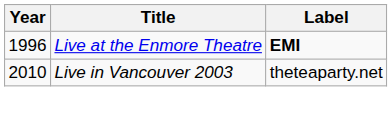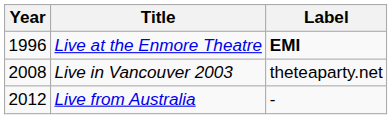(28, 72) 2010 -> (28, 72) 2008
+ row: (125, 99)
